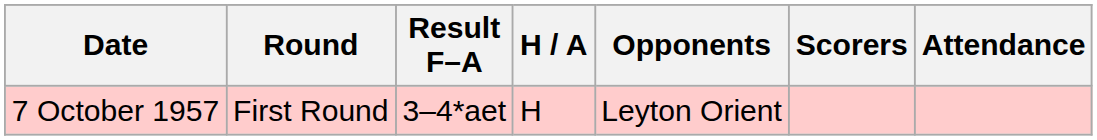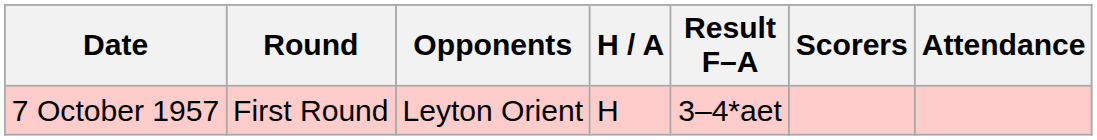columns swapped: (692, 45) <-> (454, 45)
